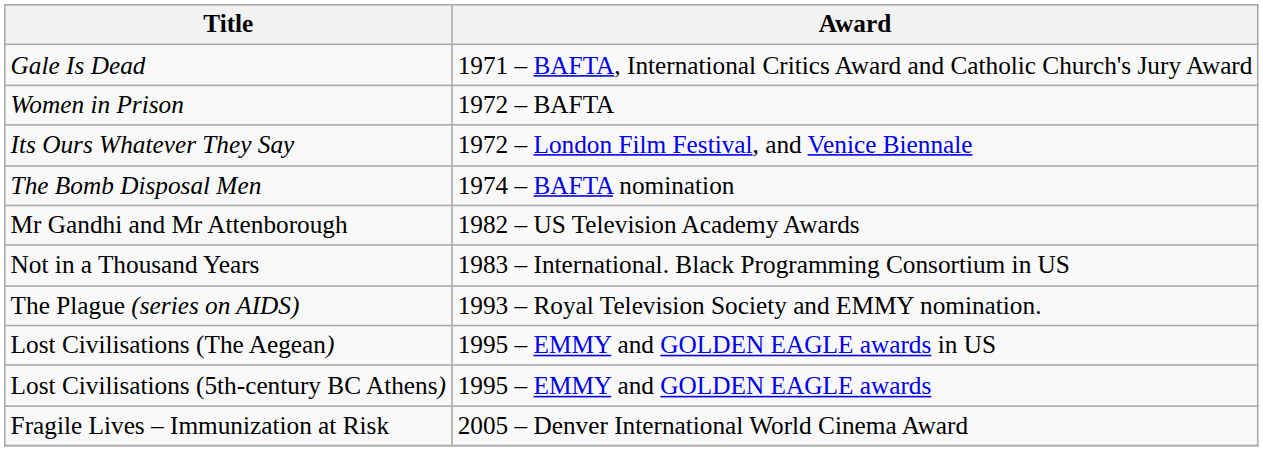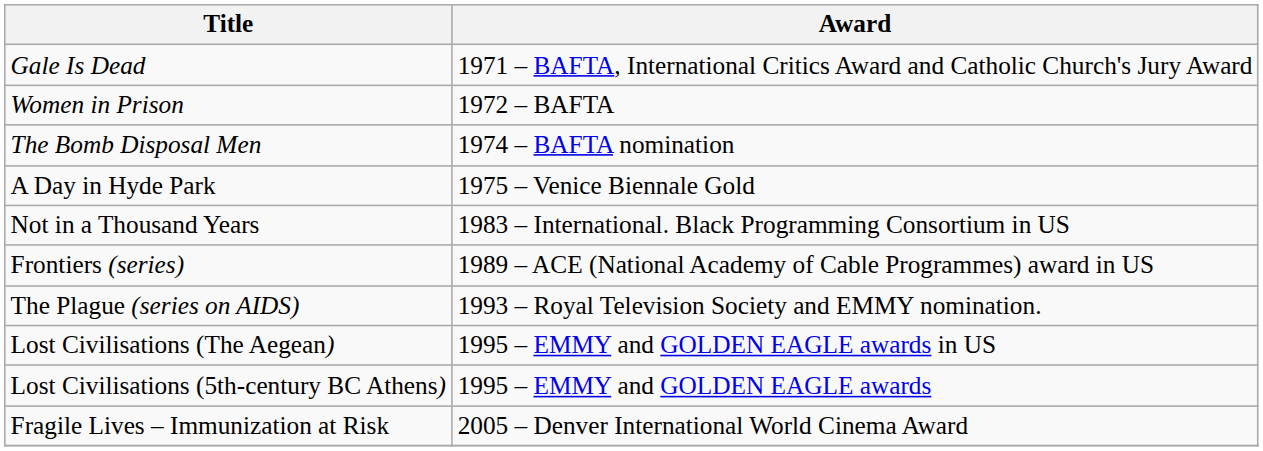- row: (152, 144)
+ row: (113, 184)
- row: (179, 225)
+ row: (97, 265)
